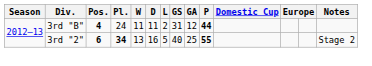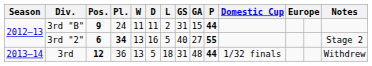(99, 26) 4 -> (99, 26) 9
(192, 26) 12 -> (197, 26) 15
(192, 40) 25 -> (197, 40) 27
+ row: (66, 54)
